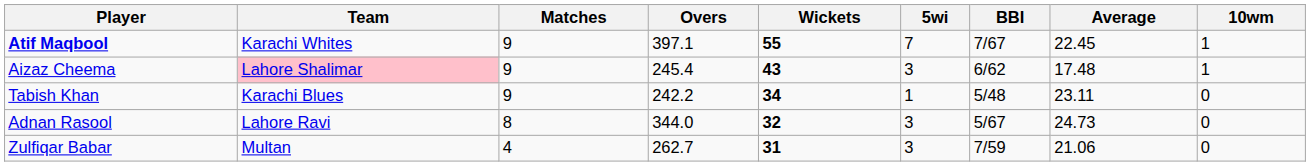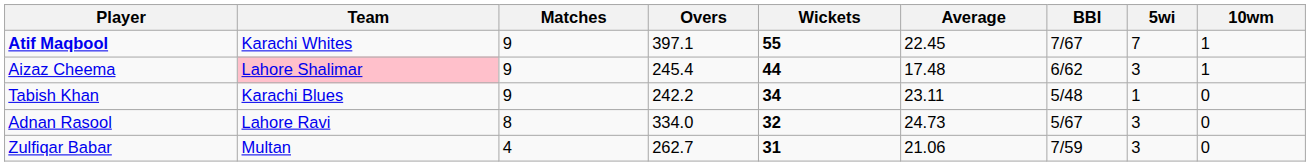columns swapped: (1124, 17) <-> (935, 17)
(772, 69) 43 -> (772, 69) 44
(673, 122) 344.0 -> (673, 122) 334.0
